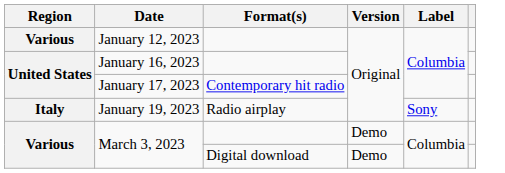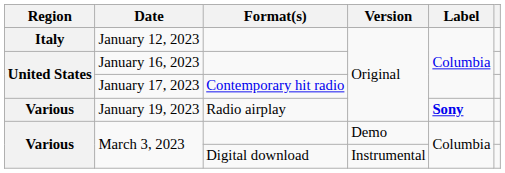(50, 39) Various -> (50, 39) Italy
(50, 109) Italy -> (50, 109) Various
(422, 109) normal -> (448, 109) bold
(369, 156) Demo -> (388, 156) Instrumental
